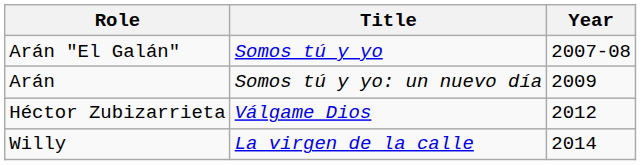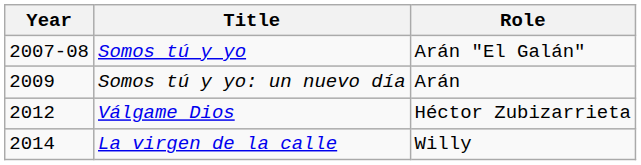columns swapped: (591, 20) <-> (117, 20)
